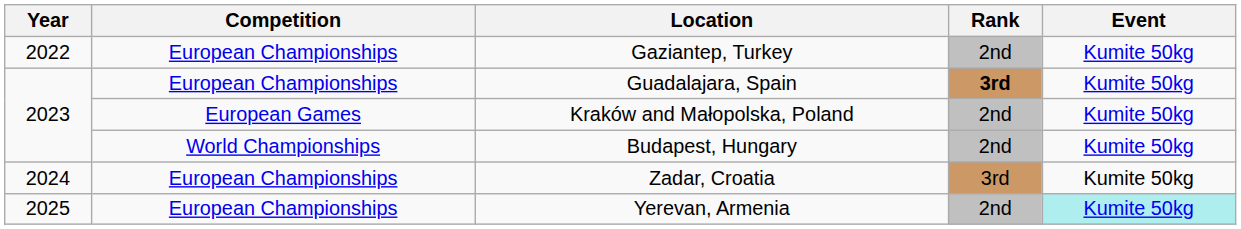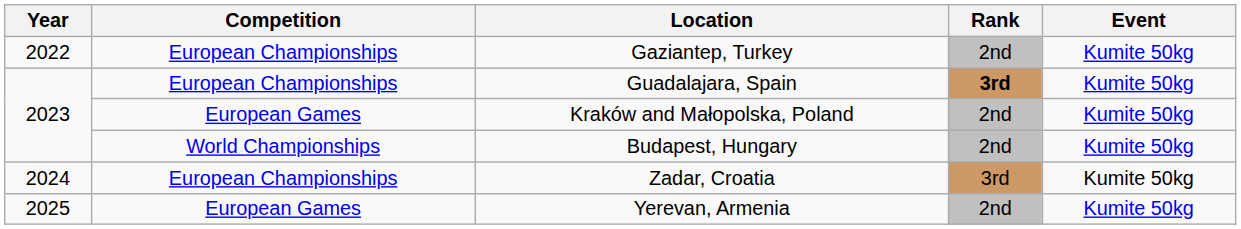(283, 209) European Championships -> (283, 209) European Games
(1139, 209) paleturquoise background -> (1139, 209) no background
